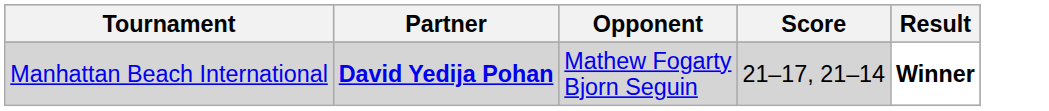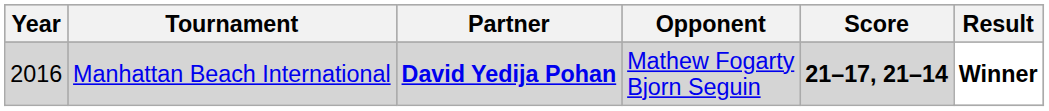+ column: (36, 24)
(814, 73) normal -> (877, 73) bold
